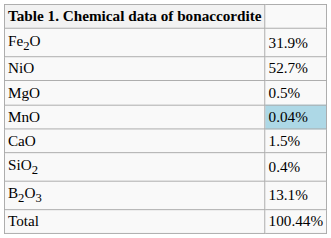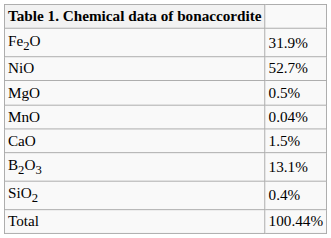(288, 116) lightblue background -> (288, 116) no background
rows swapped: (23, 167) <-> (25, 195)
